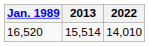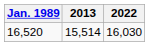(124, 32) 14,010 -> (124, 32) 16,030
